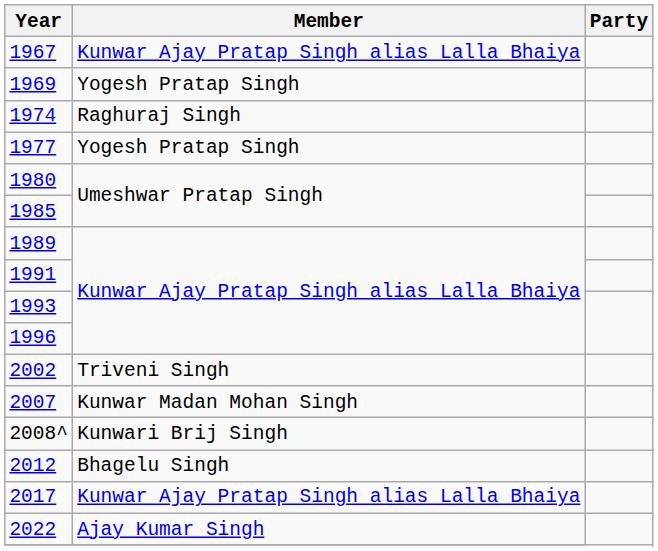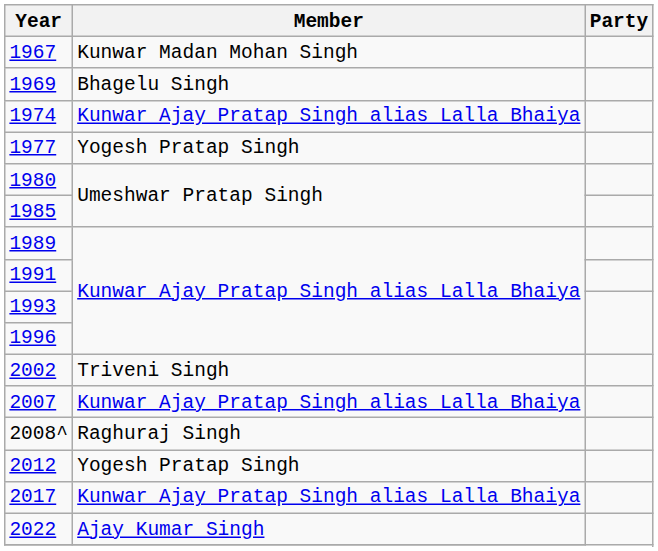(329, 52) Kunwar Ajay Pratap Singh alias Lalla Bhaiya -> (218, 52) Kunwar Madan Mohan Singh
(188, 84) Yogesh Pratap Singh -> (153, 84) Bhagelu Singh
(159, 116) Raghuraj Singh -> (329, 116) Kunwar Ajay Pratap Singh alias Lalla Bhaiya
(218, 402) Kunwar Madan Mohan Singh -> (329, 402) Kunwar Ajay Pratap Singh alias Lalla Bhaiya
(183, 434) Kunwari Brij Singh -> (159, 434) Raghuraj Singh
(153, 466) Bhagelu Singh -> (188, 466) Yogesh Pratap Singh
